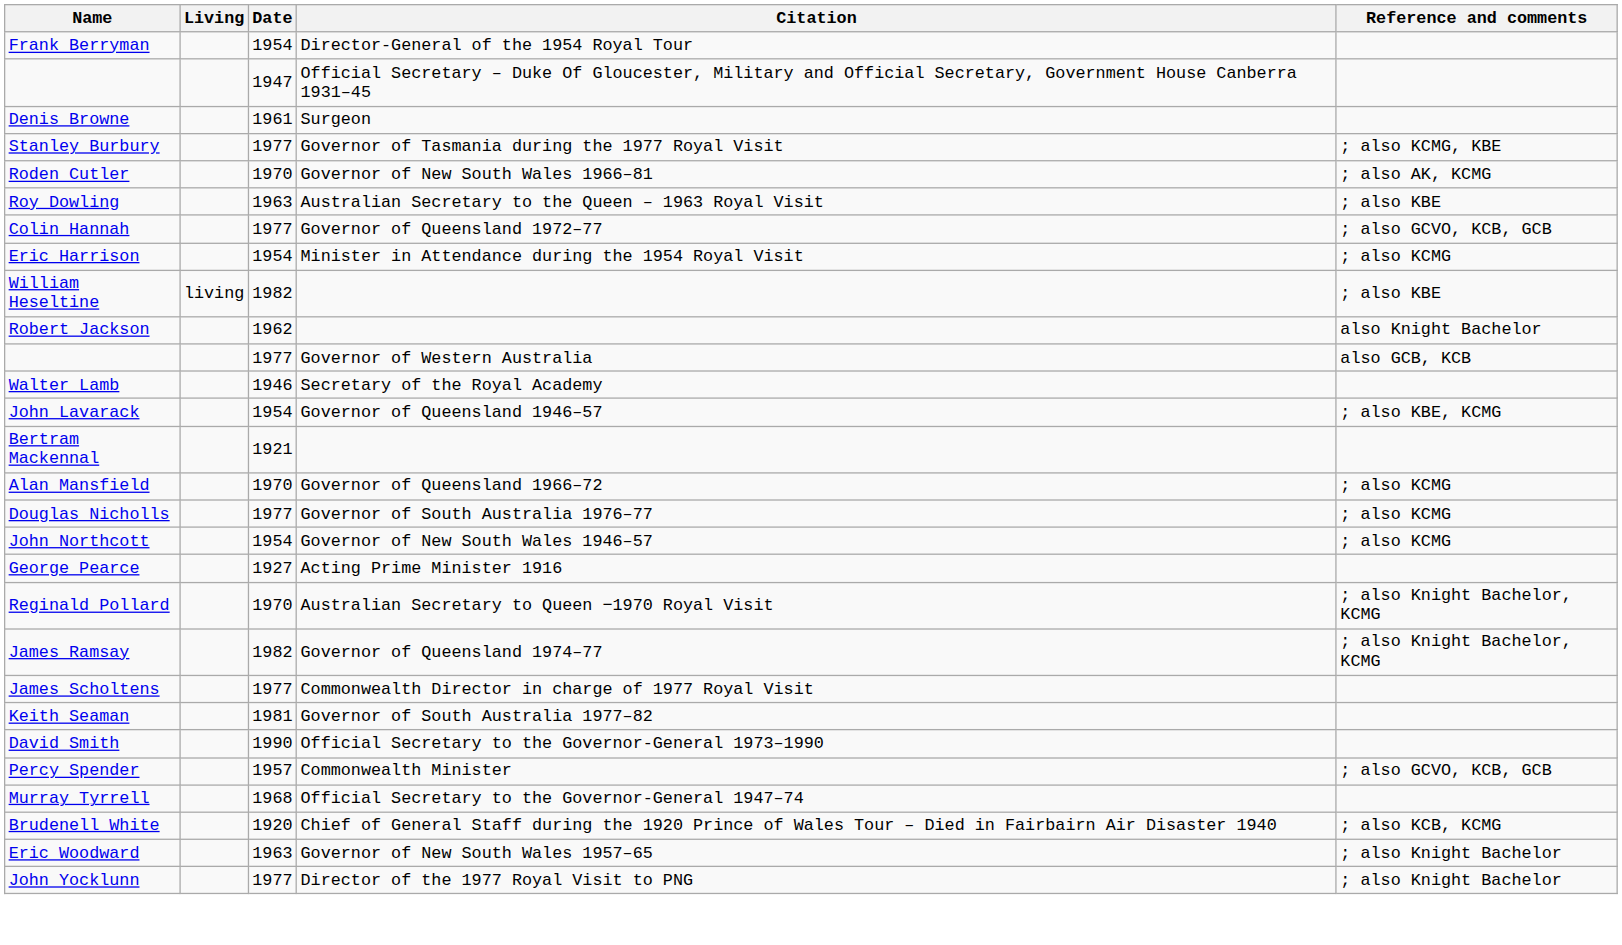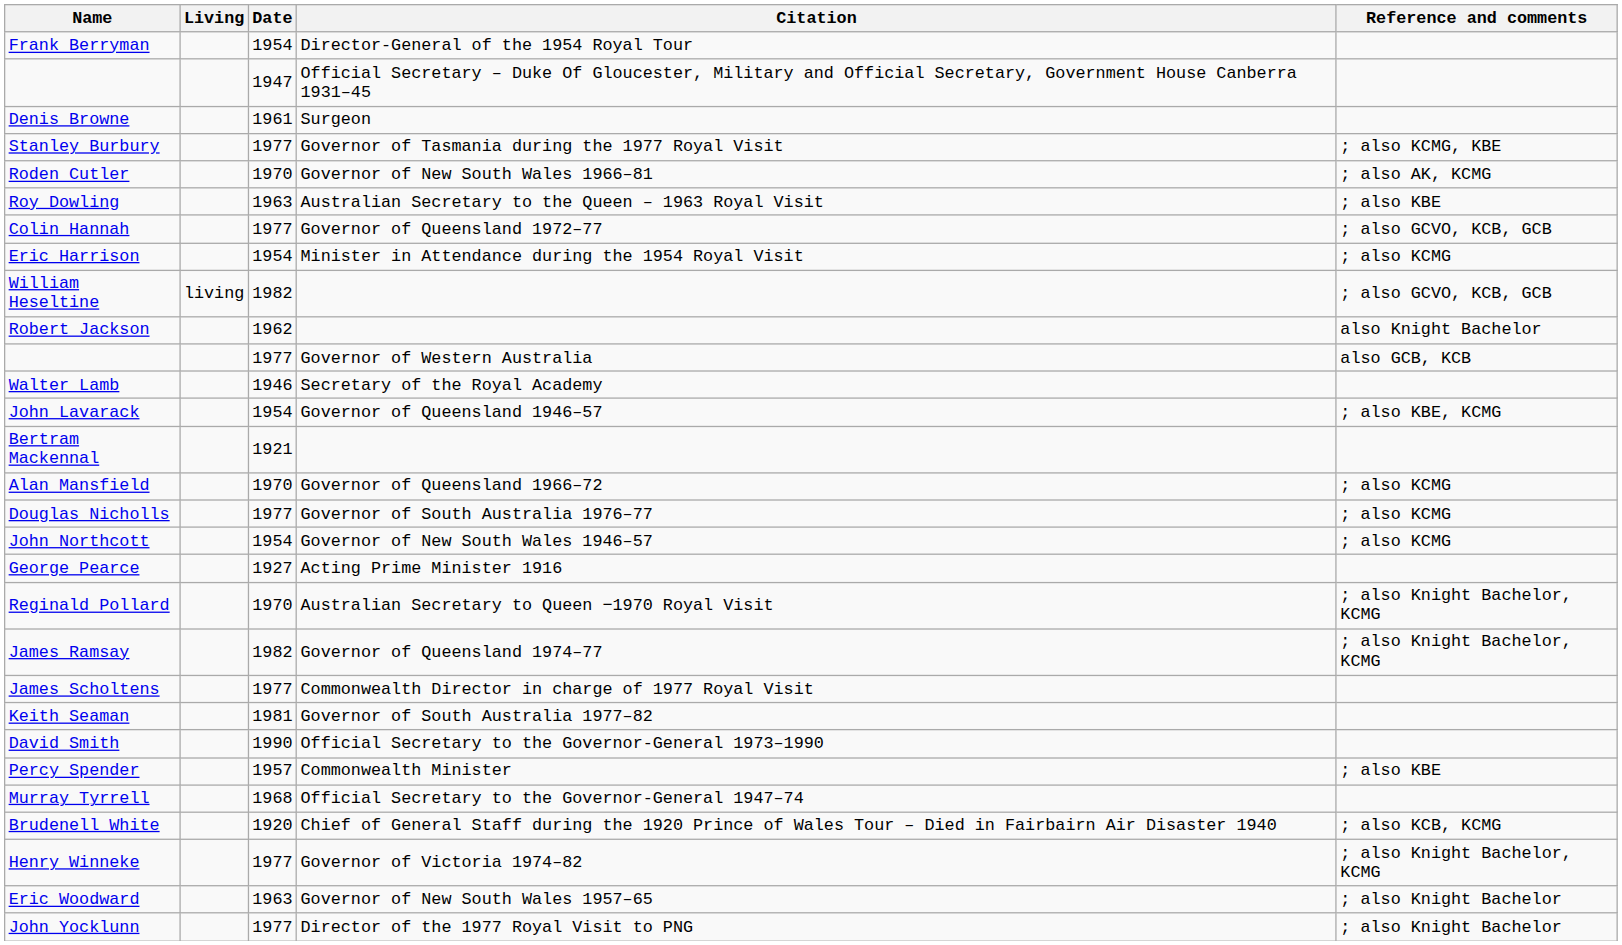(1391, 293) ; also KBE -> (1446, 293) ; also GCVO, KCB, GCB
(1446, 771) ; also GCVO, KCB, GCB -> (1391, 771) ; also KBE
+ row: (74, 863)
